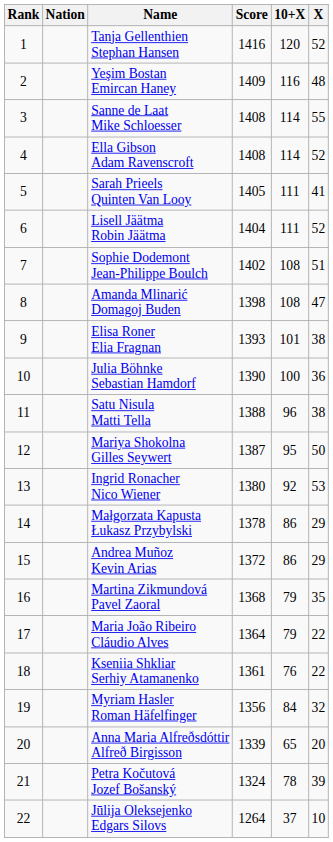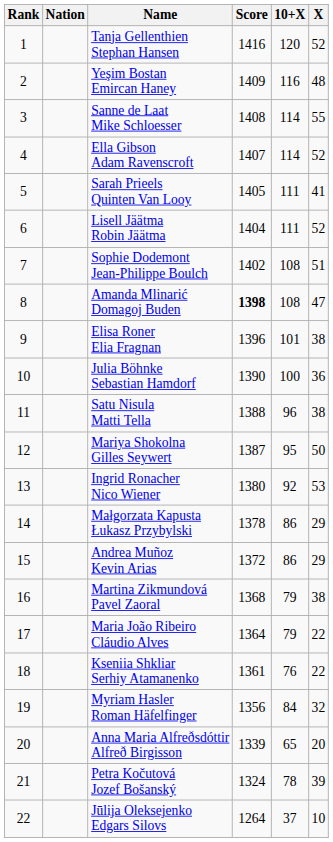(252, 155) 1408 -> (252, 155) 1407
(252, 302) normal -> (252, 302) bold
(252, 339) 1393 -> (252, 339) 1396
(318, 597) 35 -> (318, 597) 38
